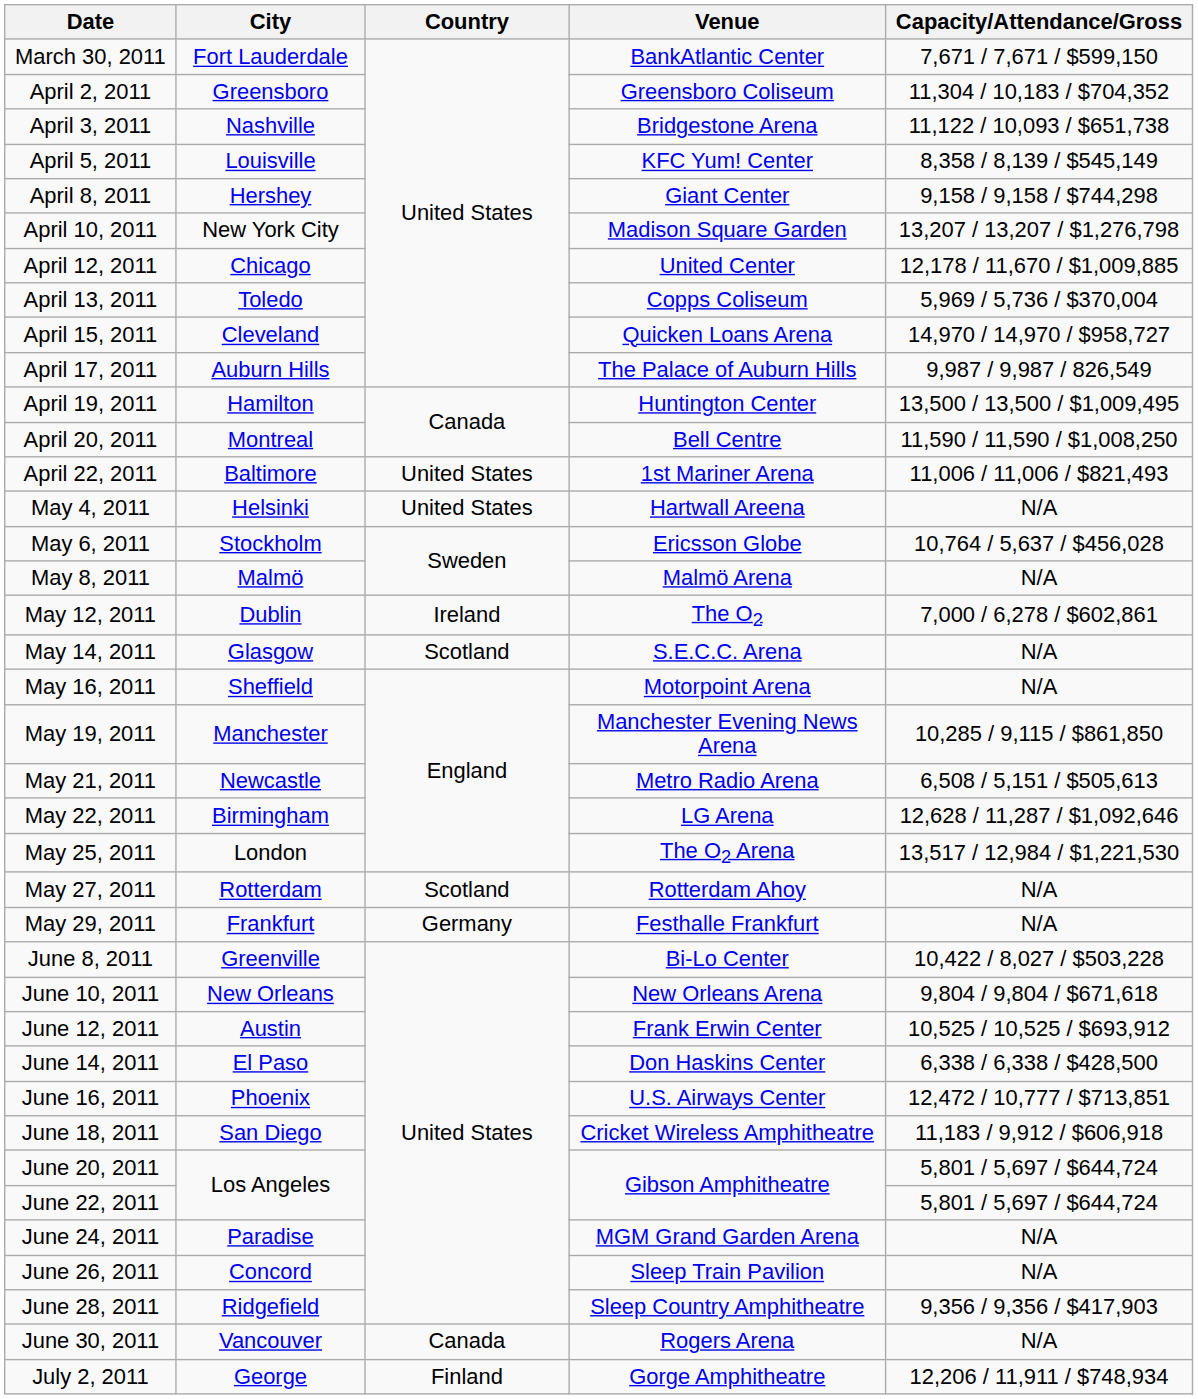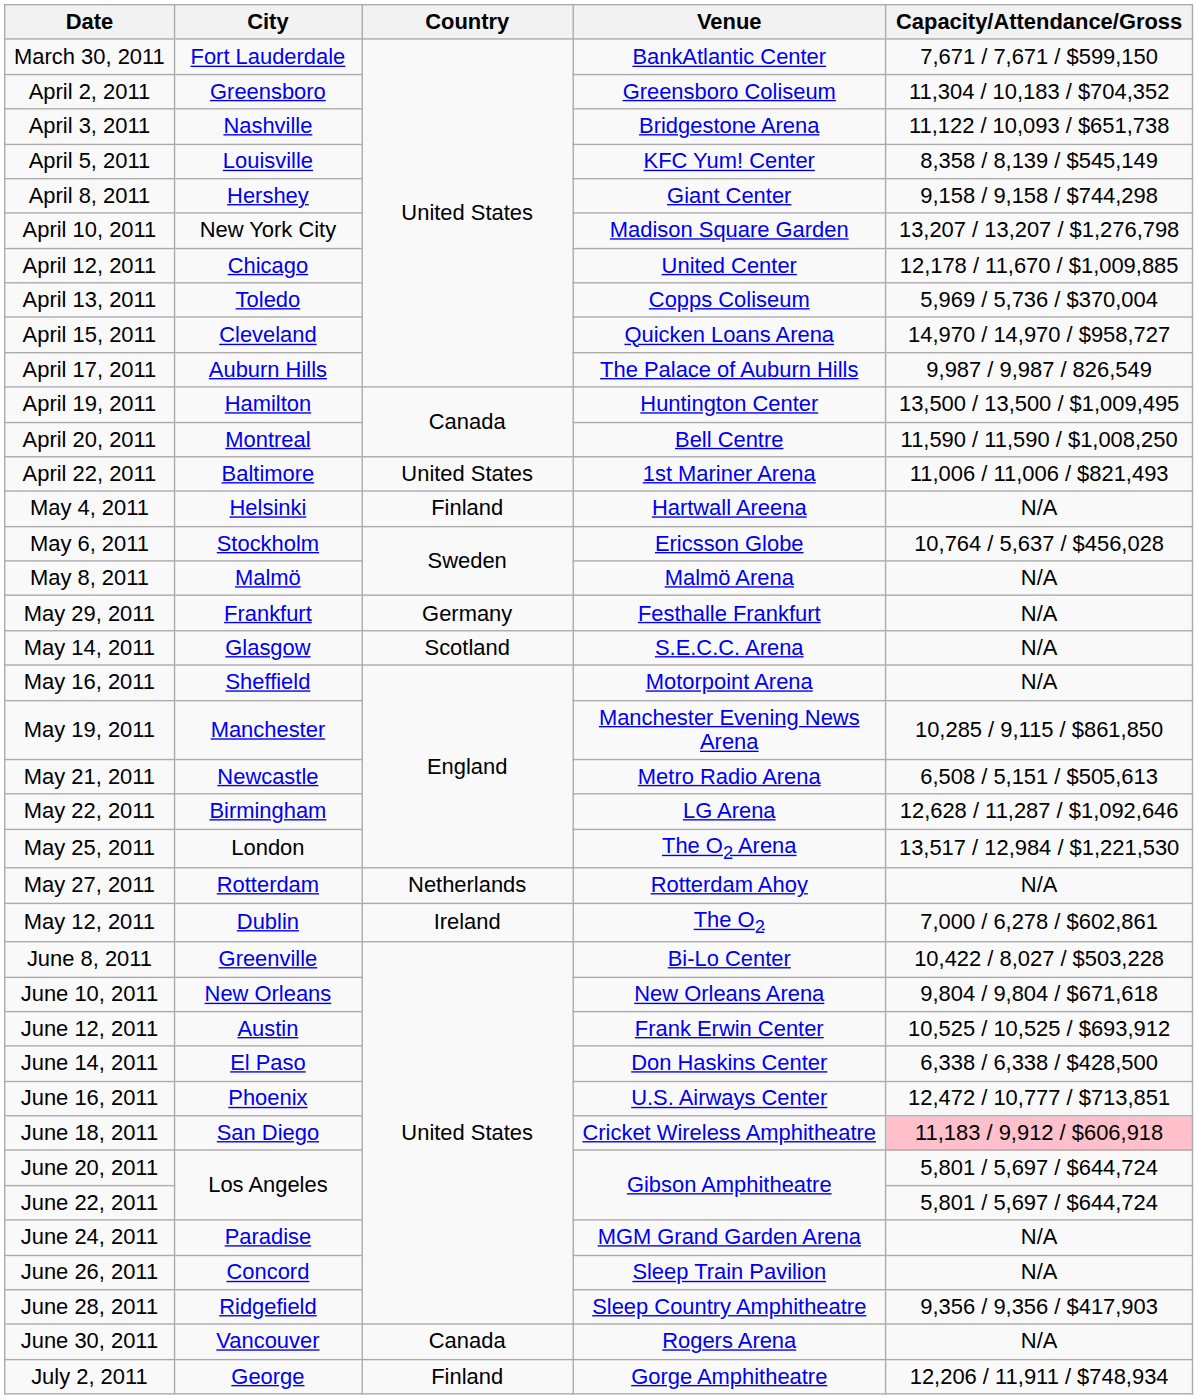(467, 508) United States -> (467, 508) Finland
rows swapped: (90, 615) <-> (90, 924)
(467, 889) Scotland -> (467, 885) Netherlands
(1039, 1132) no background -> (1039, 1132) pink background
